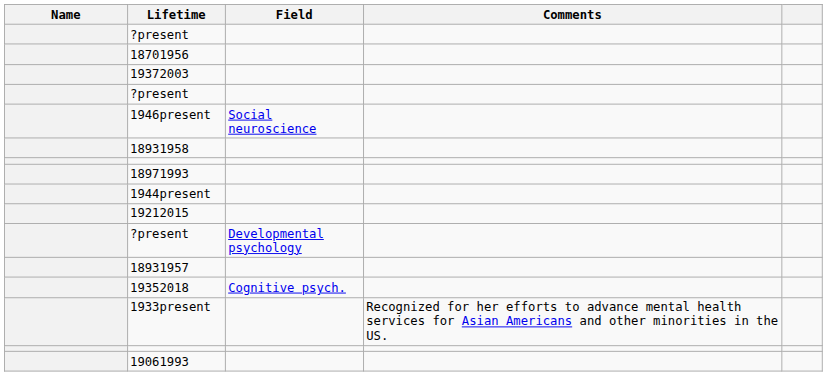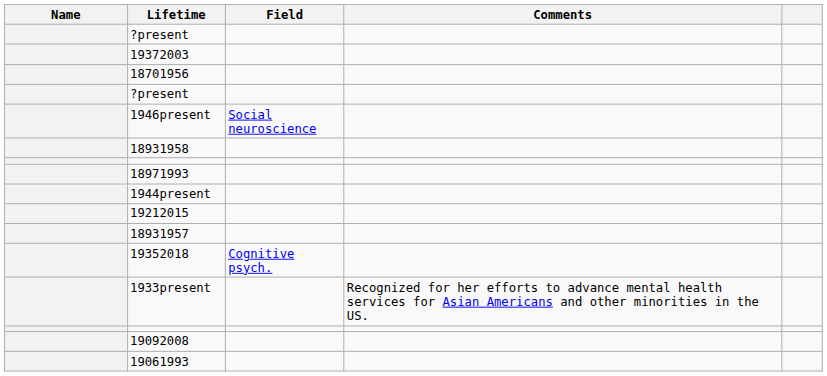rows swapped: (159, 74) <-> (159, 54)
- row: (159, 234)
+ row: (159, 341)
